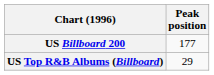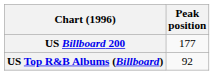(187, 61) 29 -> (187, 61) 92
